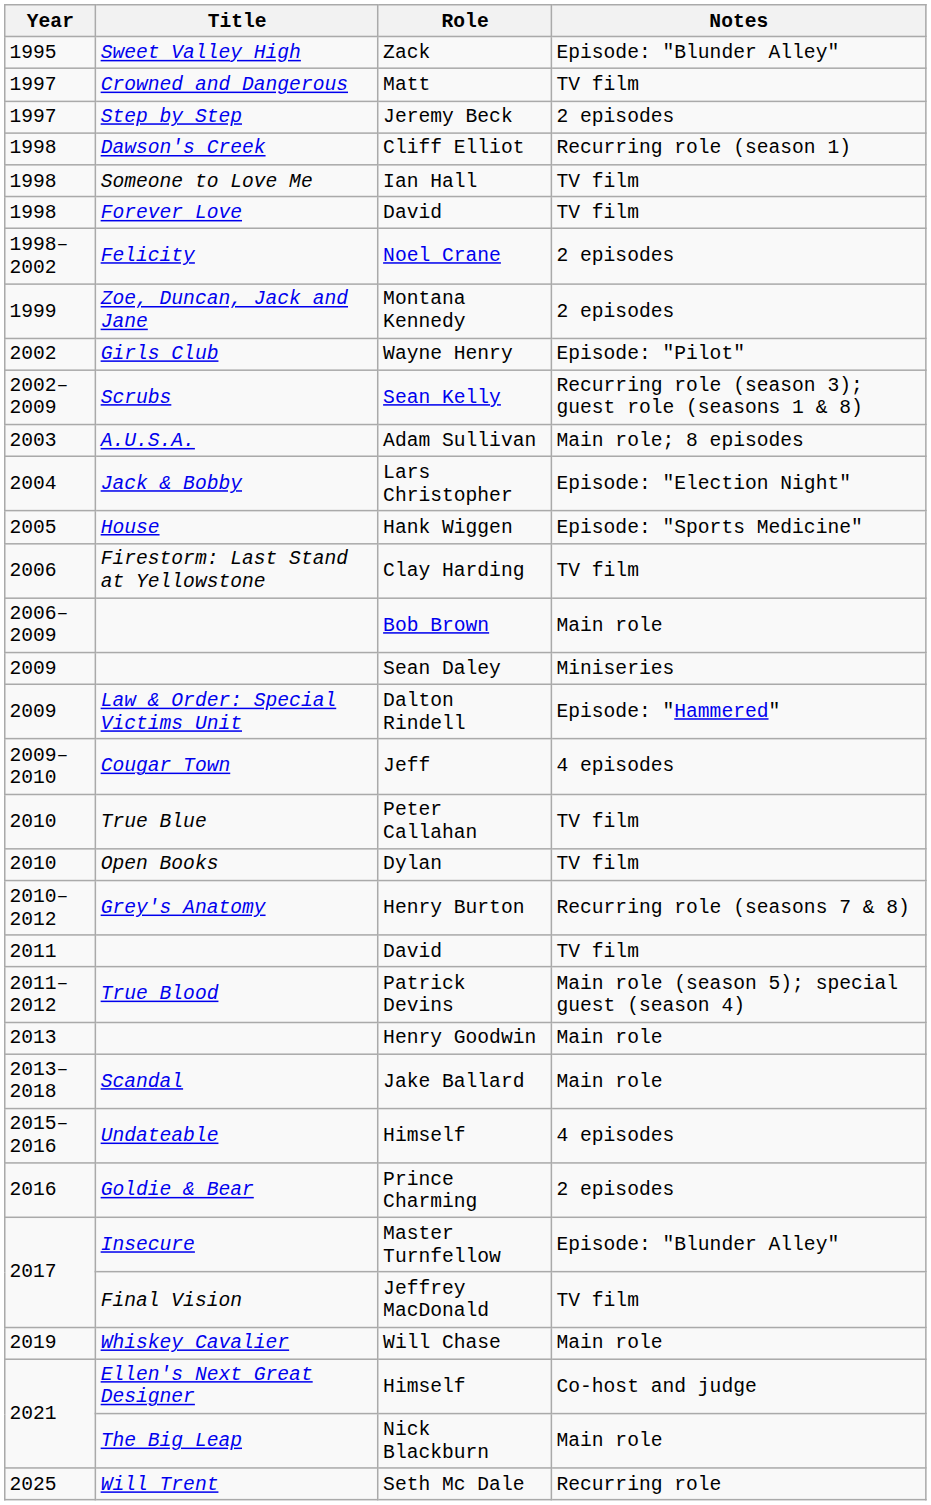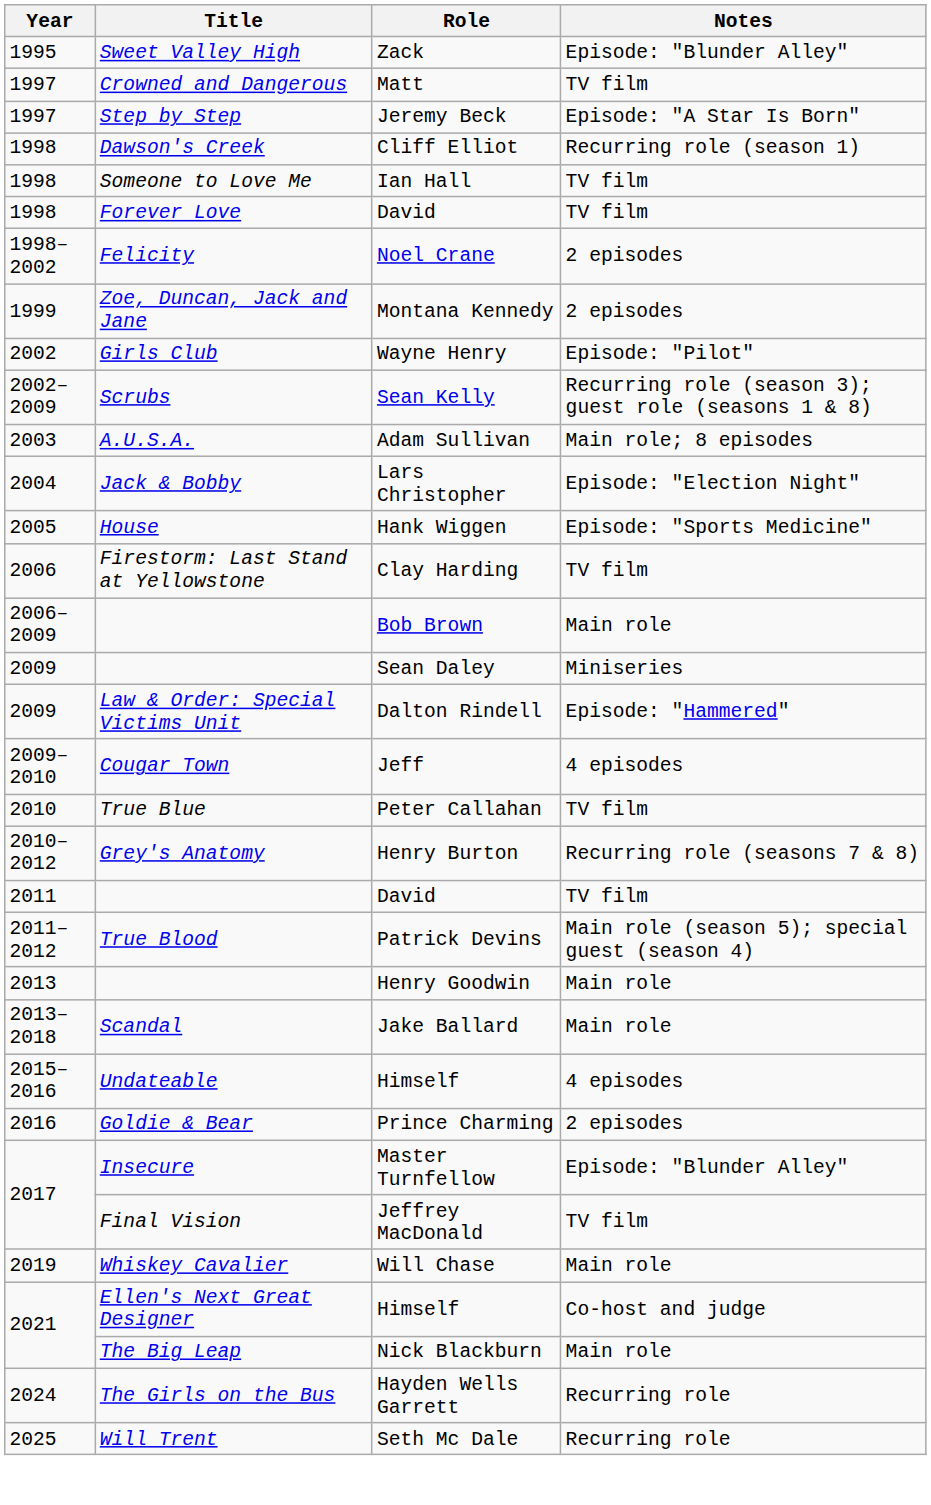(615, 117) 2 episodes -> (713, 117) Episode: "A Star Is Born"
- row: (160, 864)
+ row: (218, 1396)
